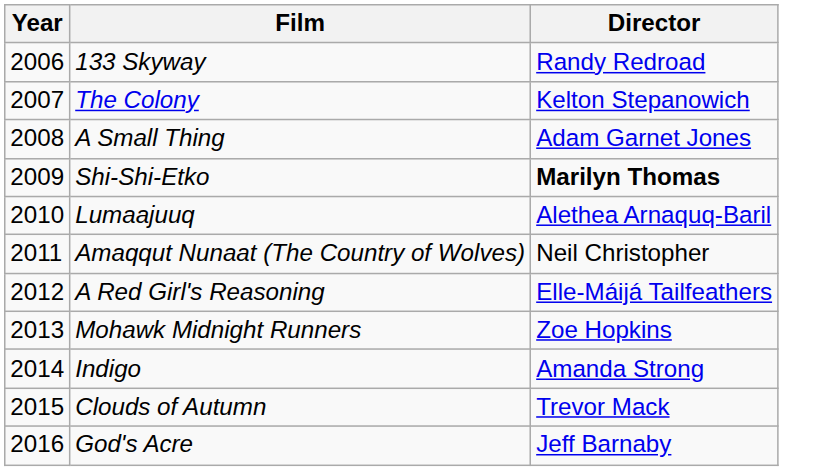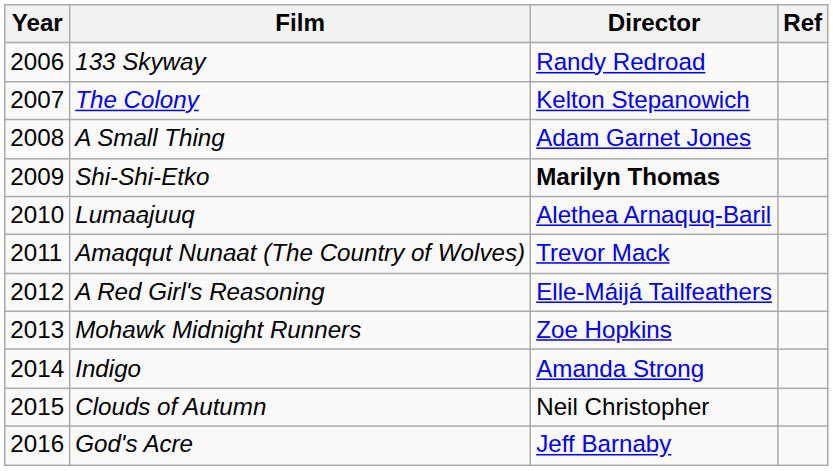+ column: (803, 23)
(623, 253) Neil Christopher -> (603, 253) Trevor Mack
(603, 406) Trevor Mack -> (623, 406) Neil Christopher
